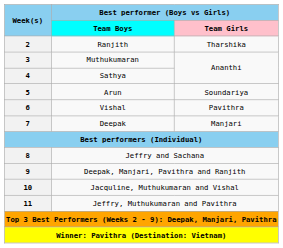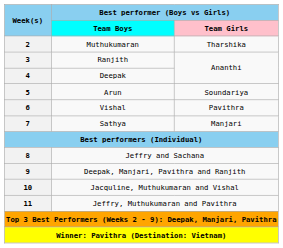(113, 44) Ranjith -> (113, 44) Muthukumaran
(113, 60) Muthukumaran -> (113, 60) Ranjith
(113, 76) Sathya -> (113, 76) Deepak
(113, 123) Deepak -> (113, 123) Sathya
